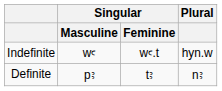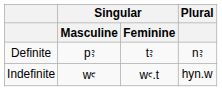rows swapped: (31, 74) <-> (31, 52)
